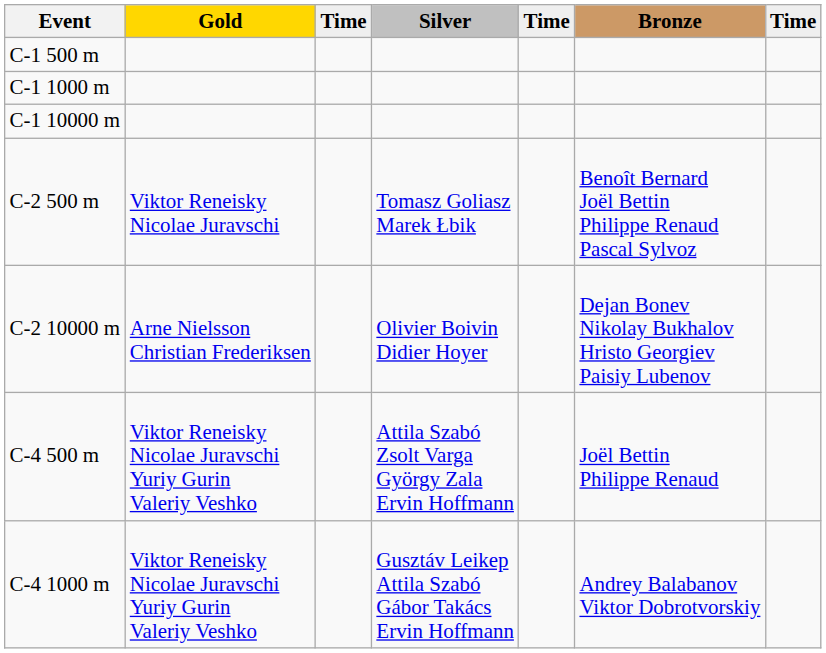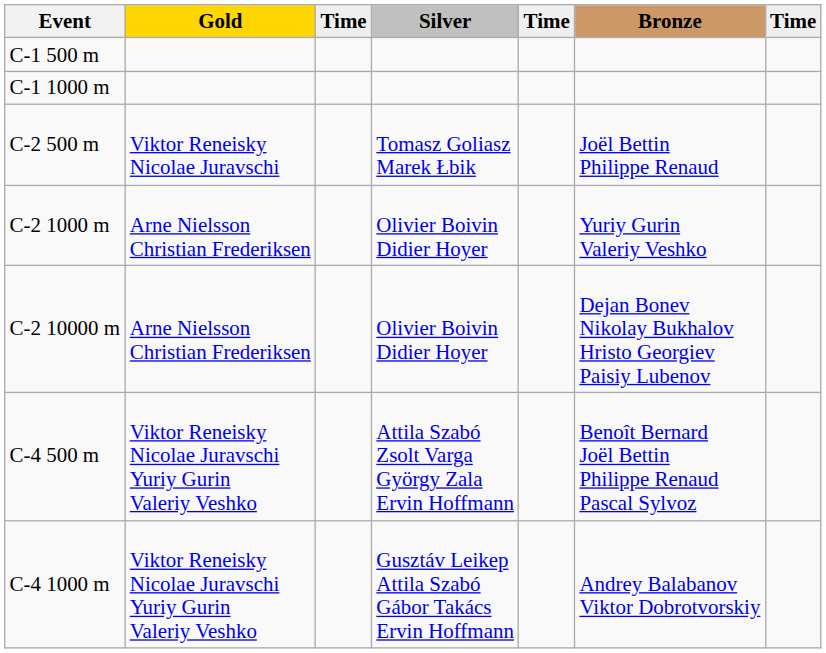- row: (65, 120)
(649, 213) Benoît Bernard Joël Bettin Philippe Renaud Pascal Sylvoz -> (649, 156) Joël Bettin Philippe Renaud
+ row: (60, 224)
(649, 468) Joël Bettin Philippe Renaud -> (649, 468) Benoît Bernard Joël Bettin Philippe Renaud Pascal Sylvoz
